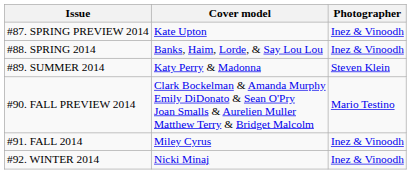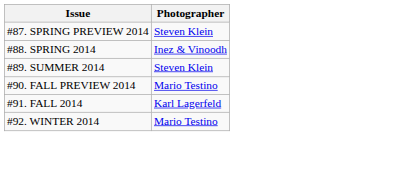- column: (240, 13)
(367, 31) Inez & Vinoodh -> (184, 31) Steven Klein
(367, 141) Inez & Vinoodh -> (188, 103) Karl Lagerfeld
(367, 159) Inez & Vinoodh -> (186, 121) Mario Testino
